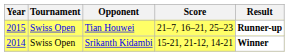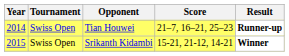(16, 28) 2015 -> (16, 28) 2014
(16, 44) 2014 -> (16, 44) 2015
